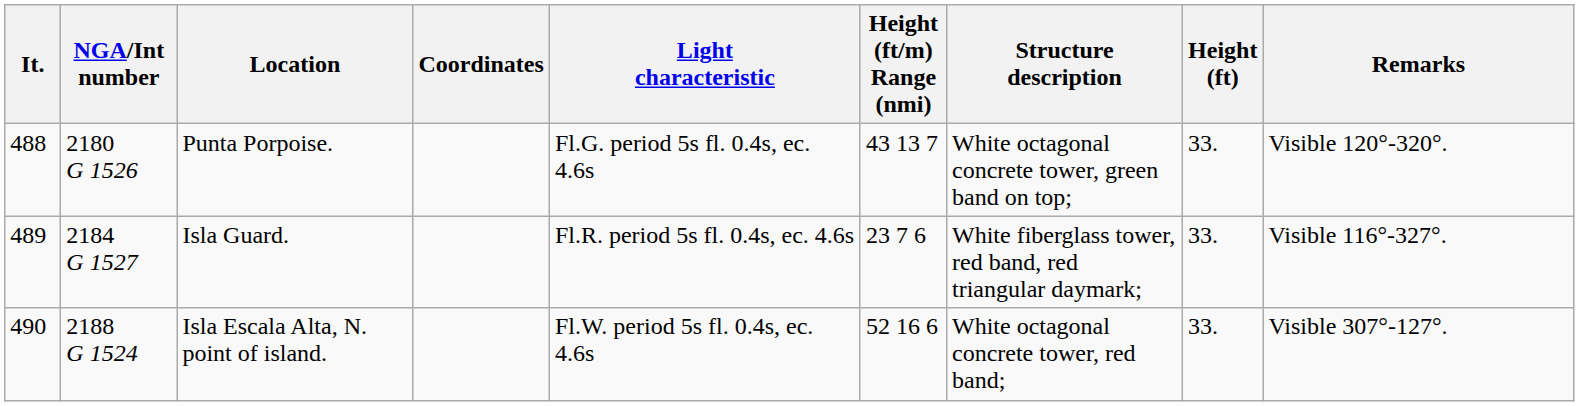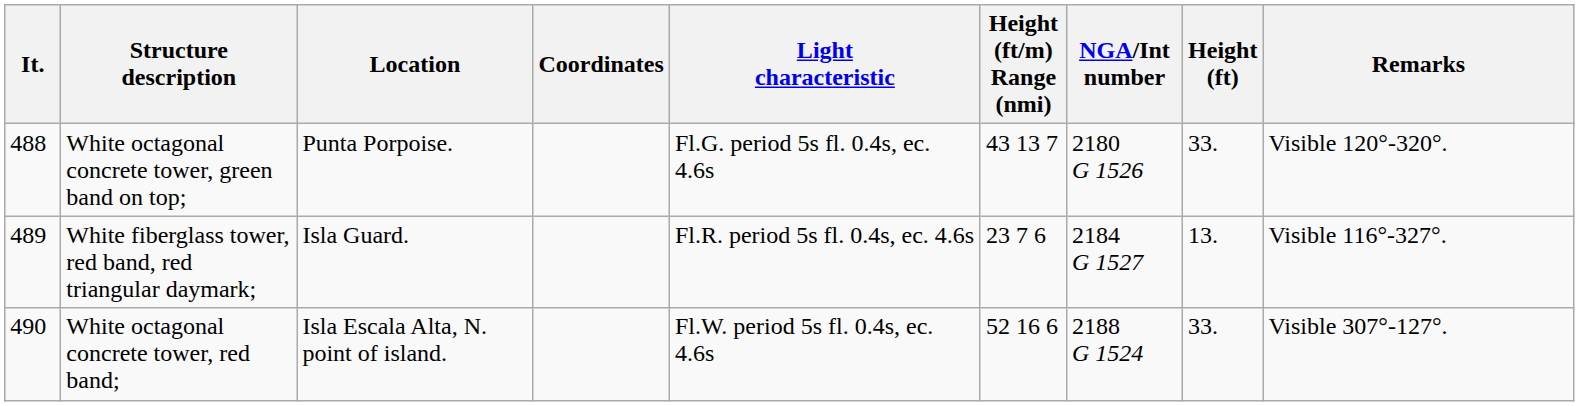columns swapped: (119, 64) <-> (1064, 64)
(1203, 234) 33. -> (1203, 234) 13.
